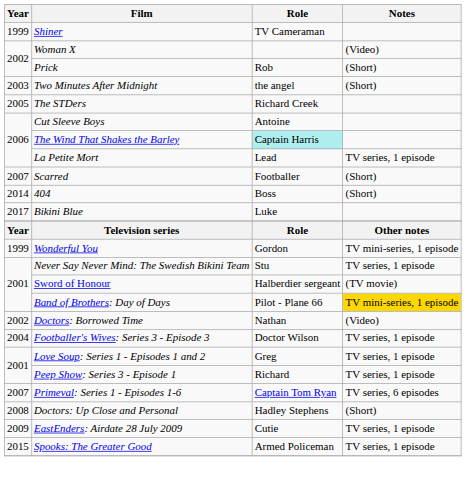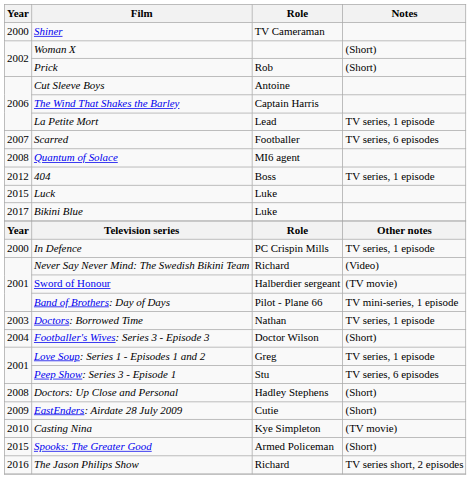(18, 31) 1999 -> (18, 31) 2000
(362, 50) (Video) -> (361, 50) (Short)
- row: (96, 86)
- row: (60, 104)
(287, 140) paleturquoise background -> (287, 104) no background
(361, 176) (Short) -> (392, 140) TV series, 6 episodes
+ row: (76, 158)
(18, 194) 2014 -> (18, 176) 2012
(361, 194) (Short) -> (390, 176) TV series, 1 episode
+ row: (45, 194)
- row: (66, 248)
+ row: (58, 248)
(262, 266) Stu -> (272, 266) Richard
(390, 266) TV series, 1 episode -> (362, 266) (Video)
(402, 302) gold background -> (402, 302) no background
(18, 320) 2002 -> (18, 320) 2003
(362, 320) (Video) -> (390, 320) TV series, 1 episode
(390, 338) TV series, 1 episode -> (361, 338) (Short)
(272, 374) Richard -> (262, 374) Stu
(390, 374) TV series, 1 episode -> (392, 374) TV series, 6 episodes
- row: (108, 392)
(390, 429) TV series, 1 episode -> (361, 411) (Short)
+ row: (63, 429)
(390, 447) TV series, 1 episode -> (361, 447) (Short)
+ row: (86, 465)
